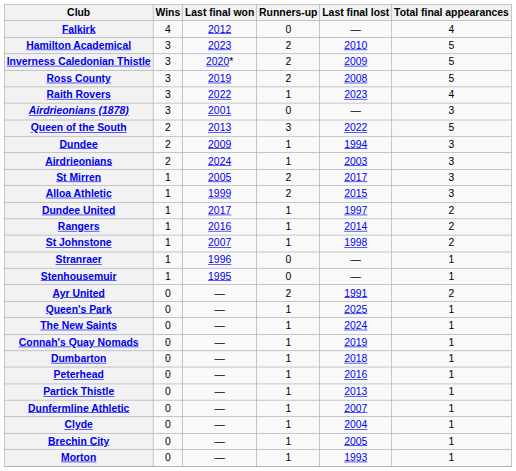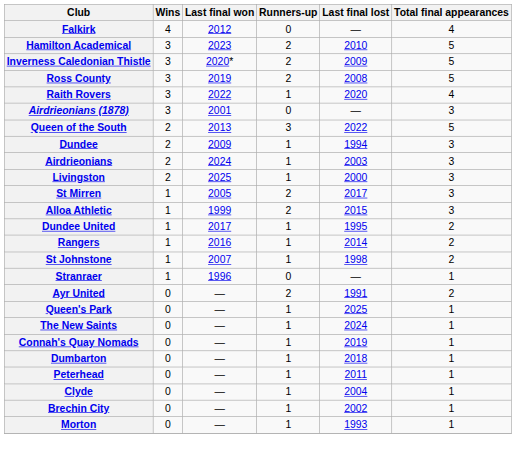(356, 95) 2023 -> (356, 95) 2020
+ row: (79, 177)
(356, 210) 1997 -> (356, 227) 1995
- row: (79, 276)
(356, 375) 2016 -> (356, 375) 2011
- row: (79, 392)
- row: (79, 408)
(356, 441) 2005 -> (356, 408) 2002
